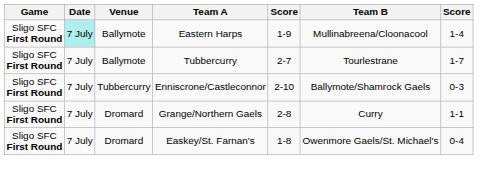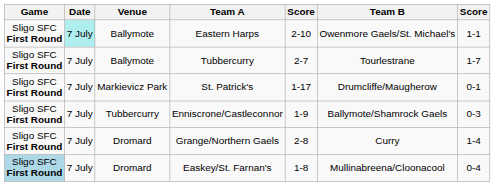(284, 33) 1-9 -> (301, 33) 2-10
(370, 33) Mullinabreena/Cloonacool -> (387, 33) Owenmore Gaels/St. Michael's
(457, 33) 1-4 -> (474, 33) 1-1
+ row: (227, 87)
(284, 87) 2-10 -> (301, 114) 1-9
(457, 114) 1-1 -> (474, 141) 1-4
(34, 141) no background -> (34, 168) lightblue background
(370, 141) Owenmore Gaels/St. Michael's -> (387, 168) Mullinabreena/Cloonacool
